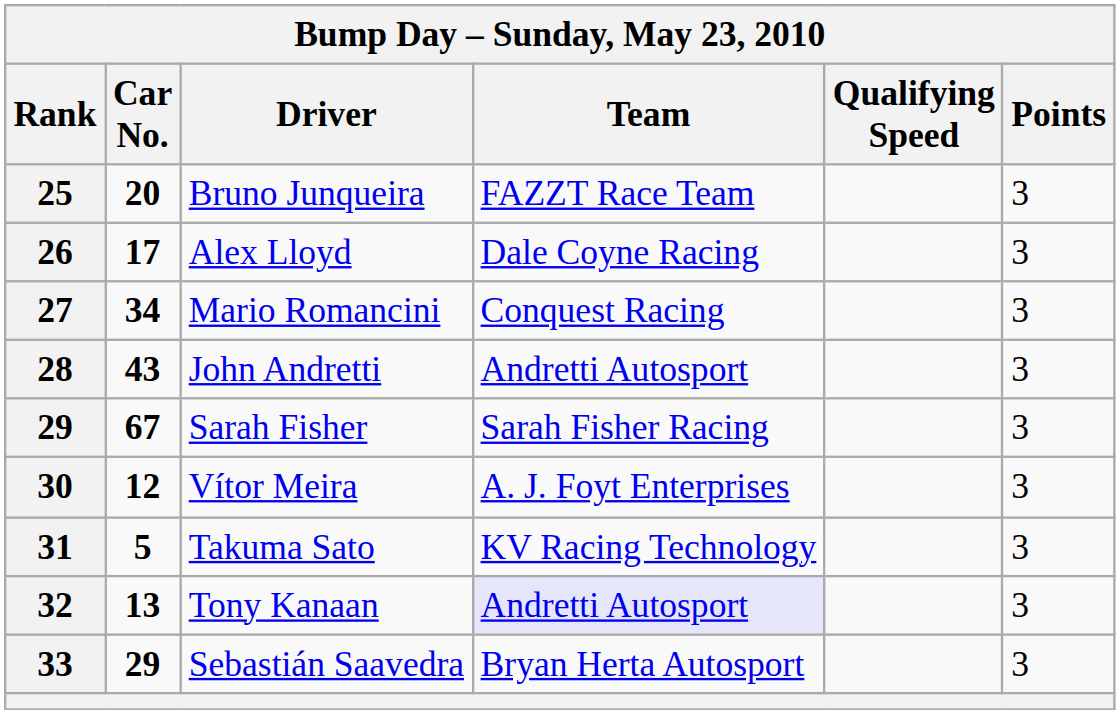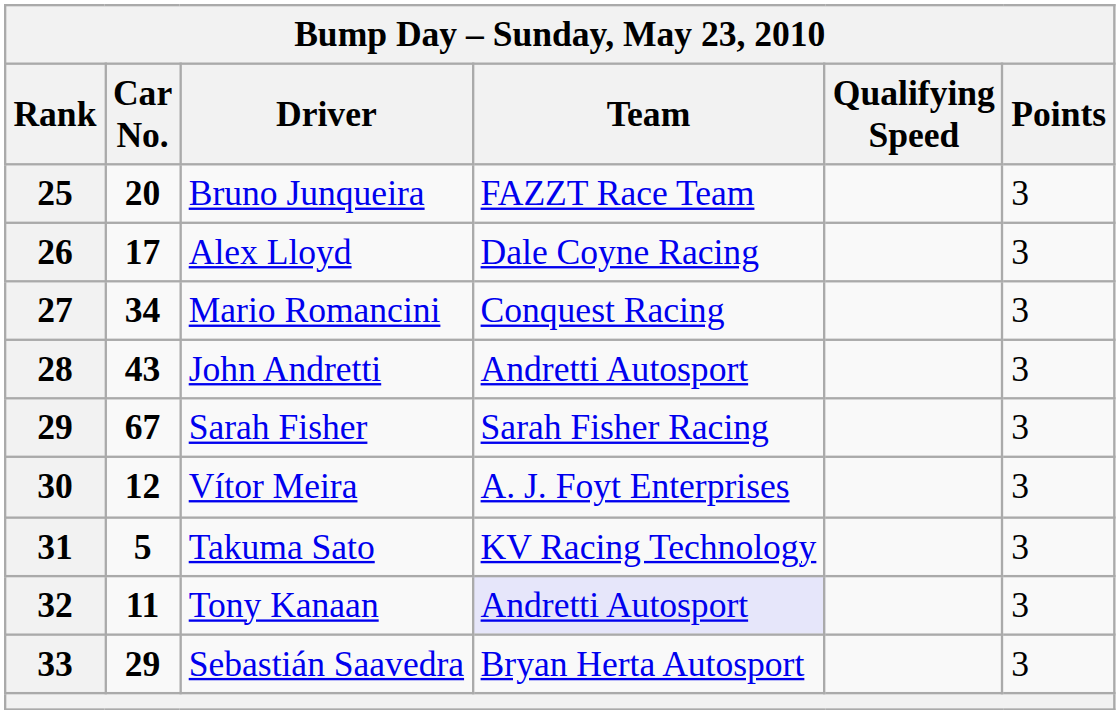(143, 603) 13 -> (143, 603) 11
